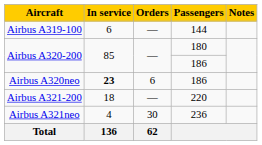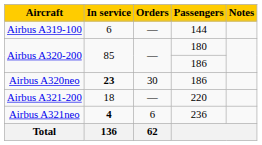(152, 81) 6 -> (152, 81) 30
(109, 115) normal -> (109, 115) bold
(152, 115) 30 -> (152, 115) 6
